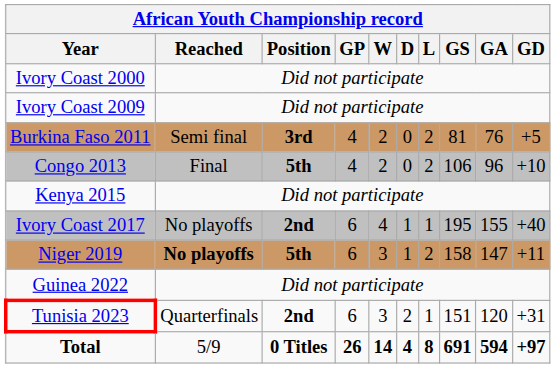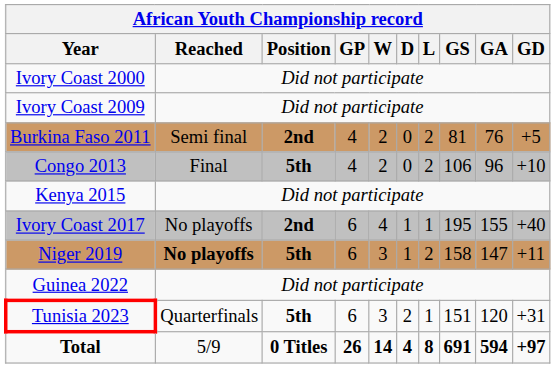(299, 136) 3rd -> (299, 136) 2nd
(299, 315) 2nd -> (299, 315) 5th
